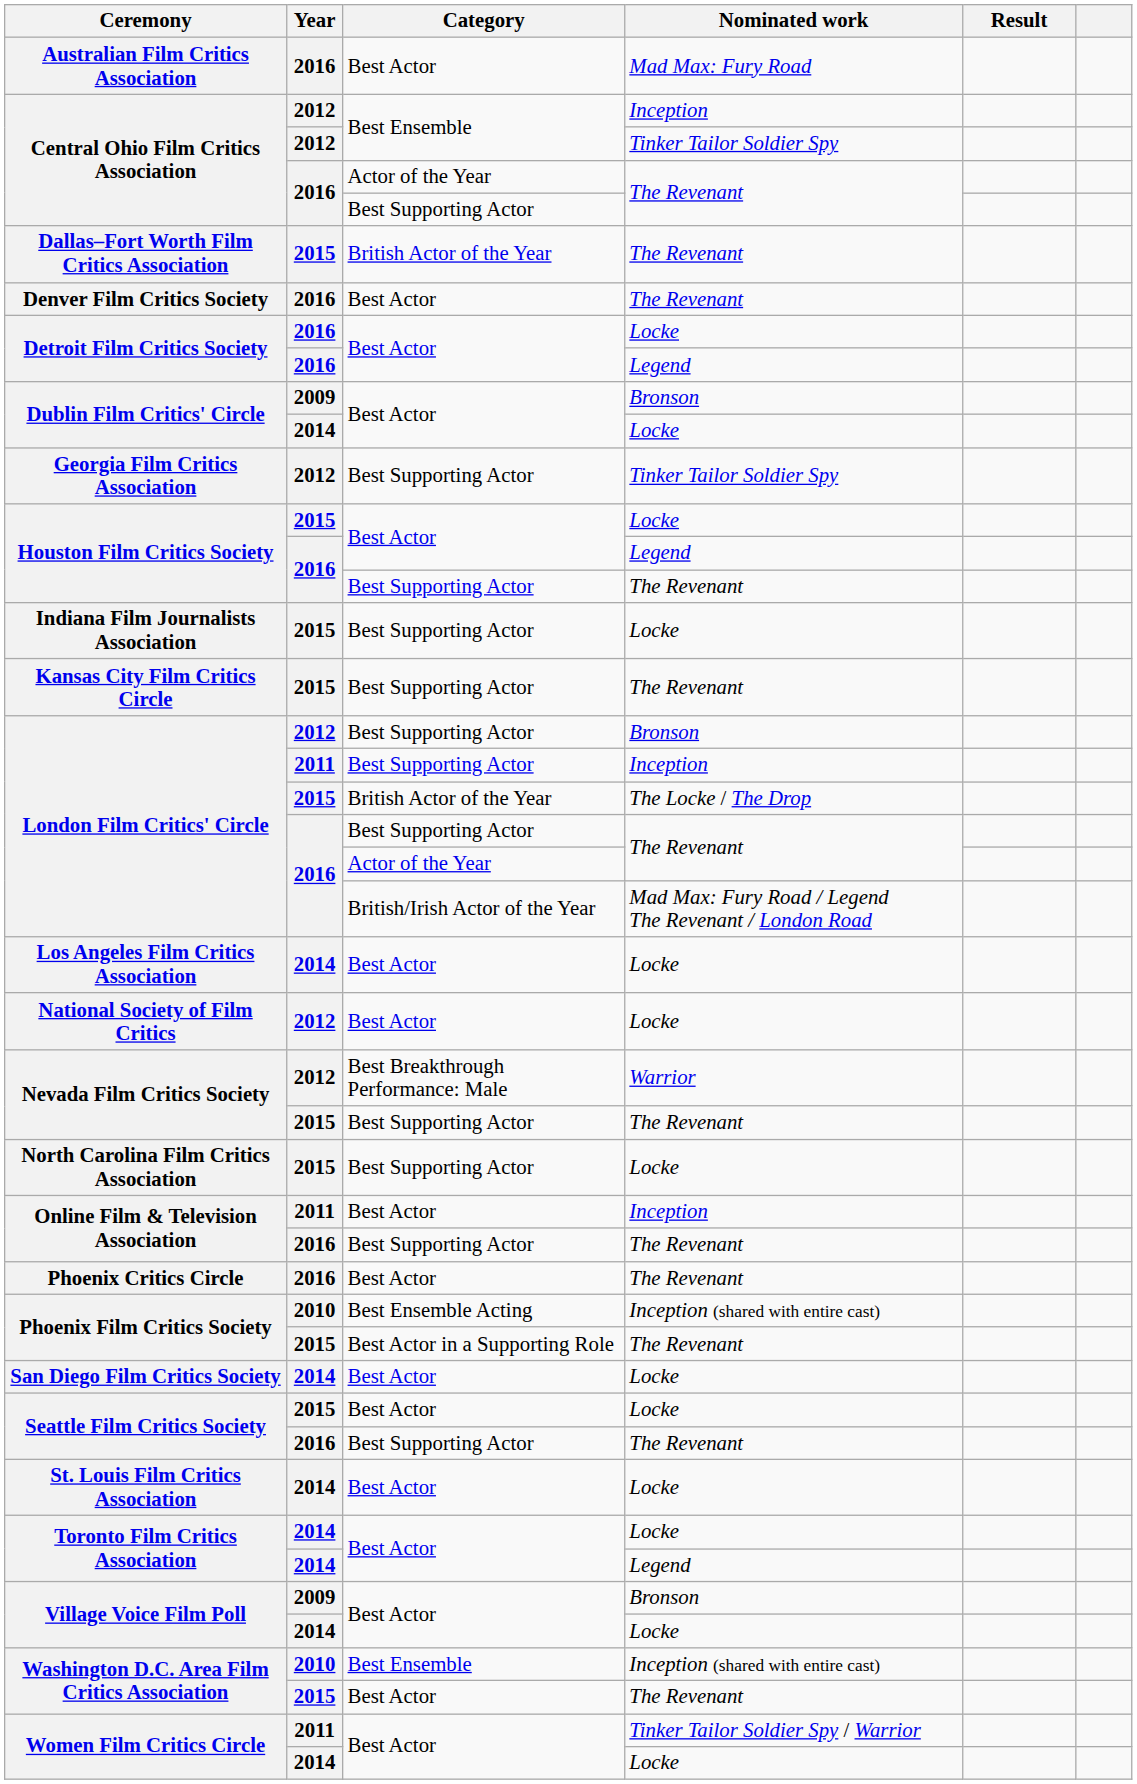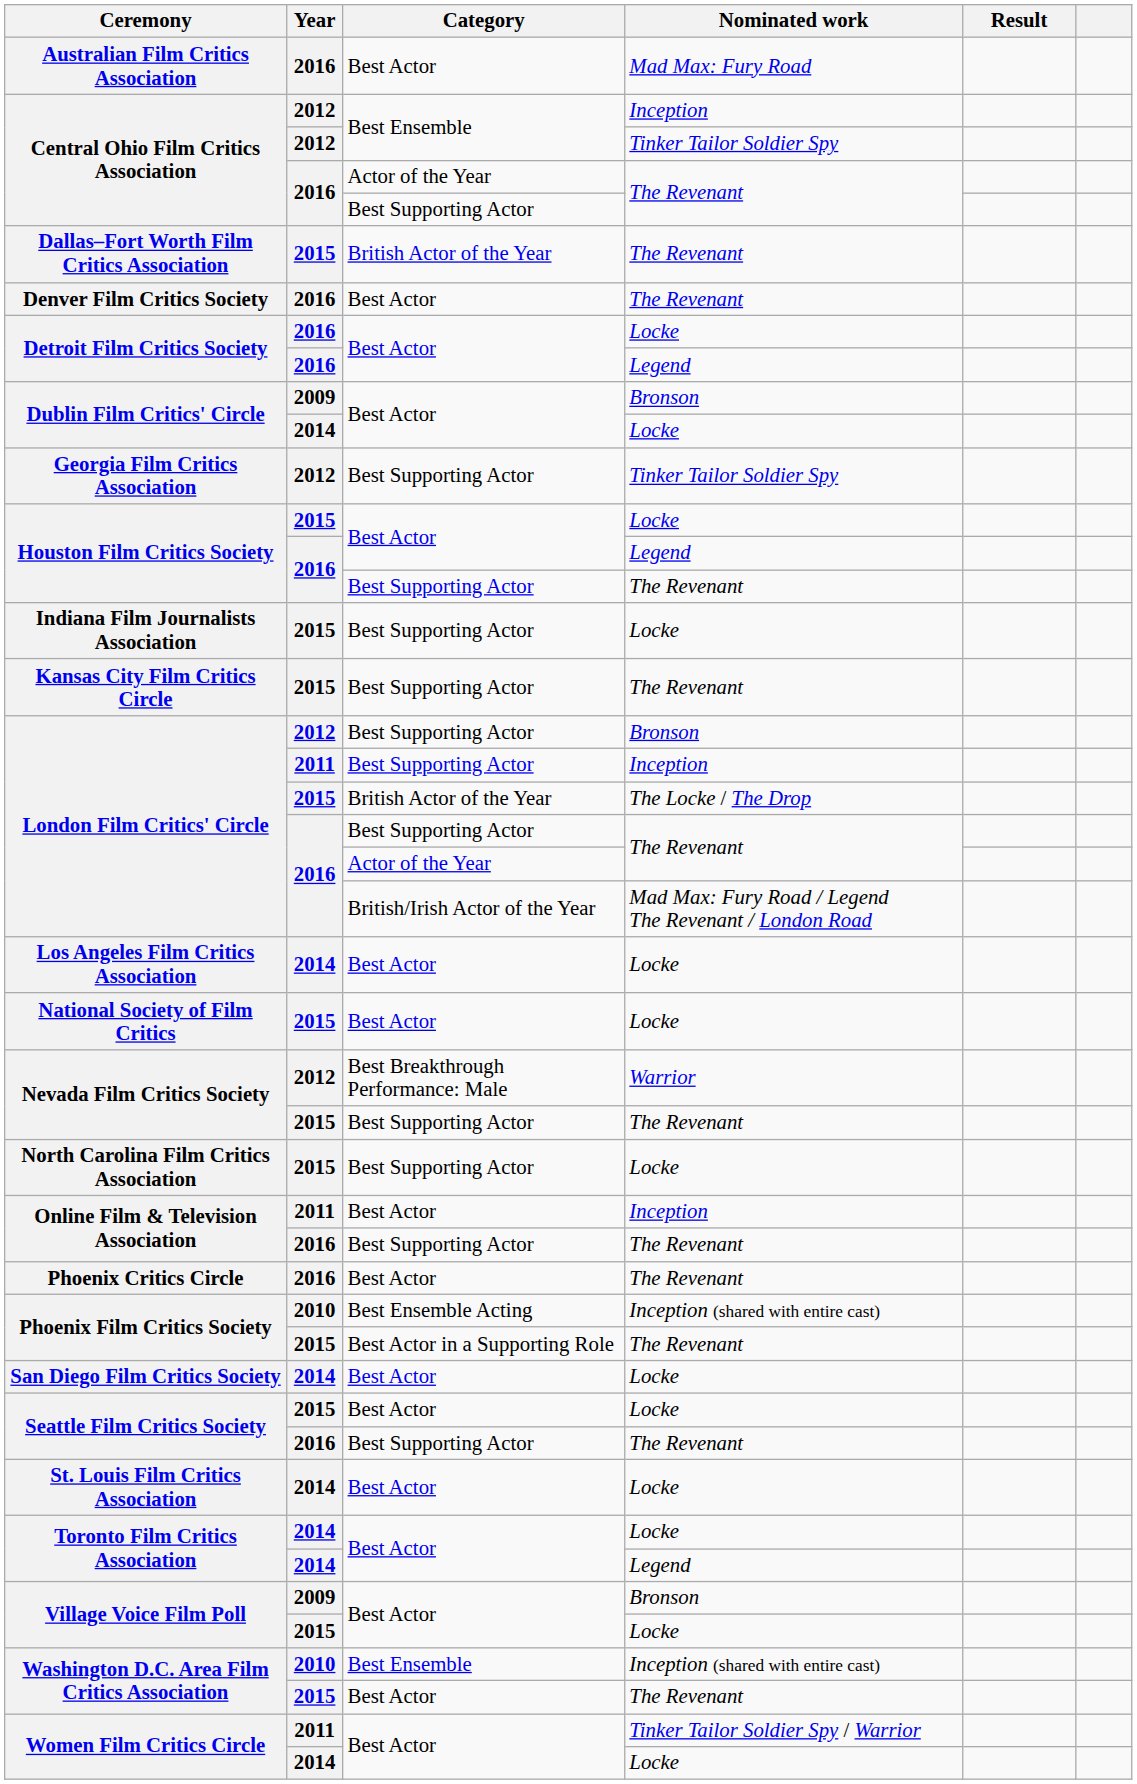(315, 1021) 2012 -> (315, 1021) 2015
(315, 1630) 2014 -> (315, 1630) 2015
